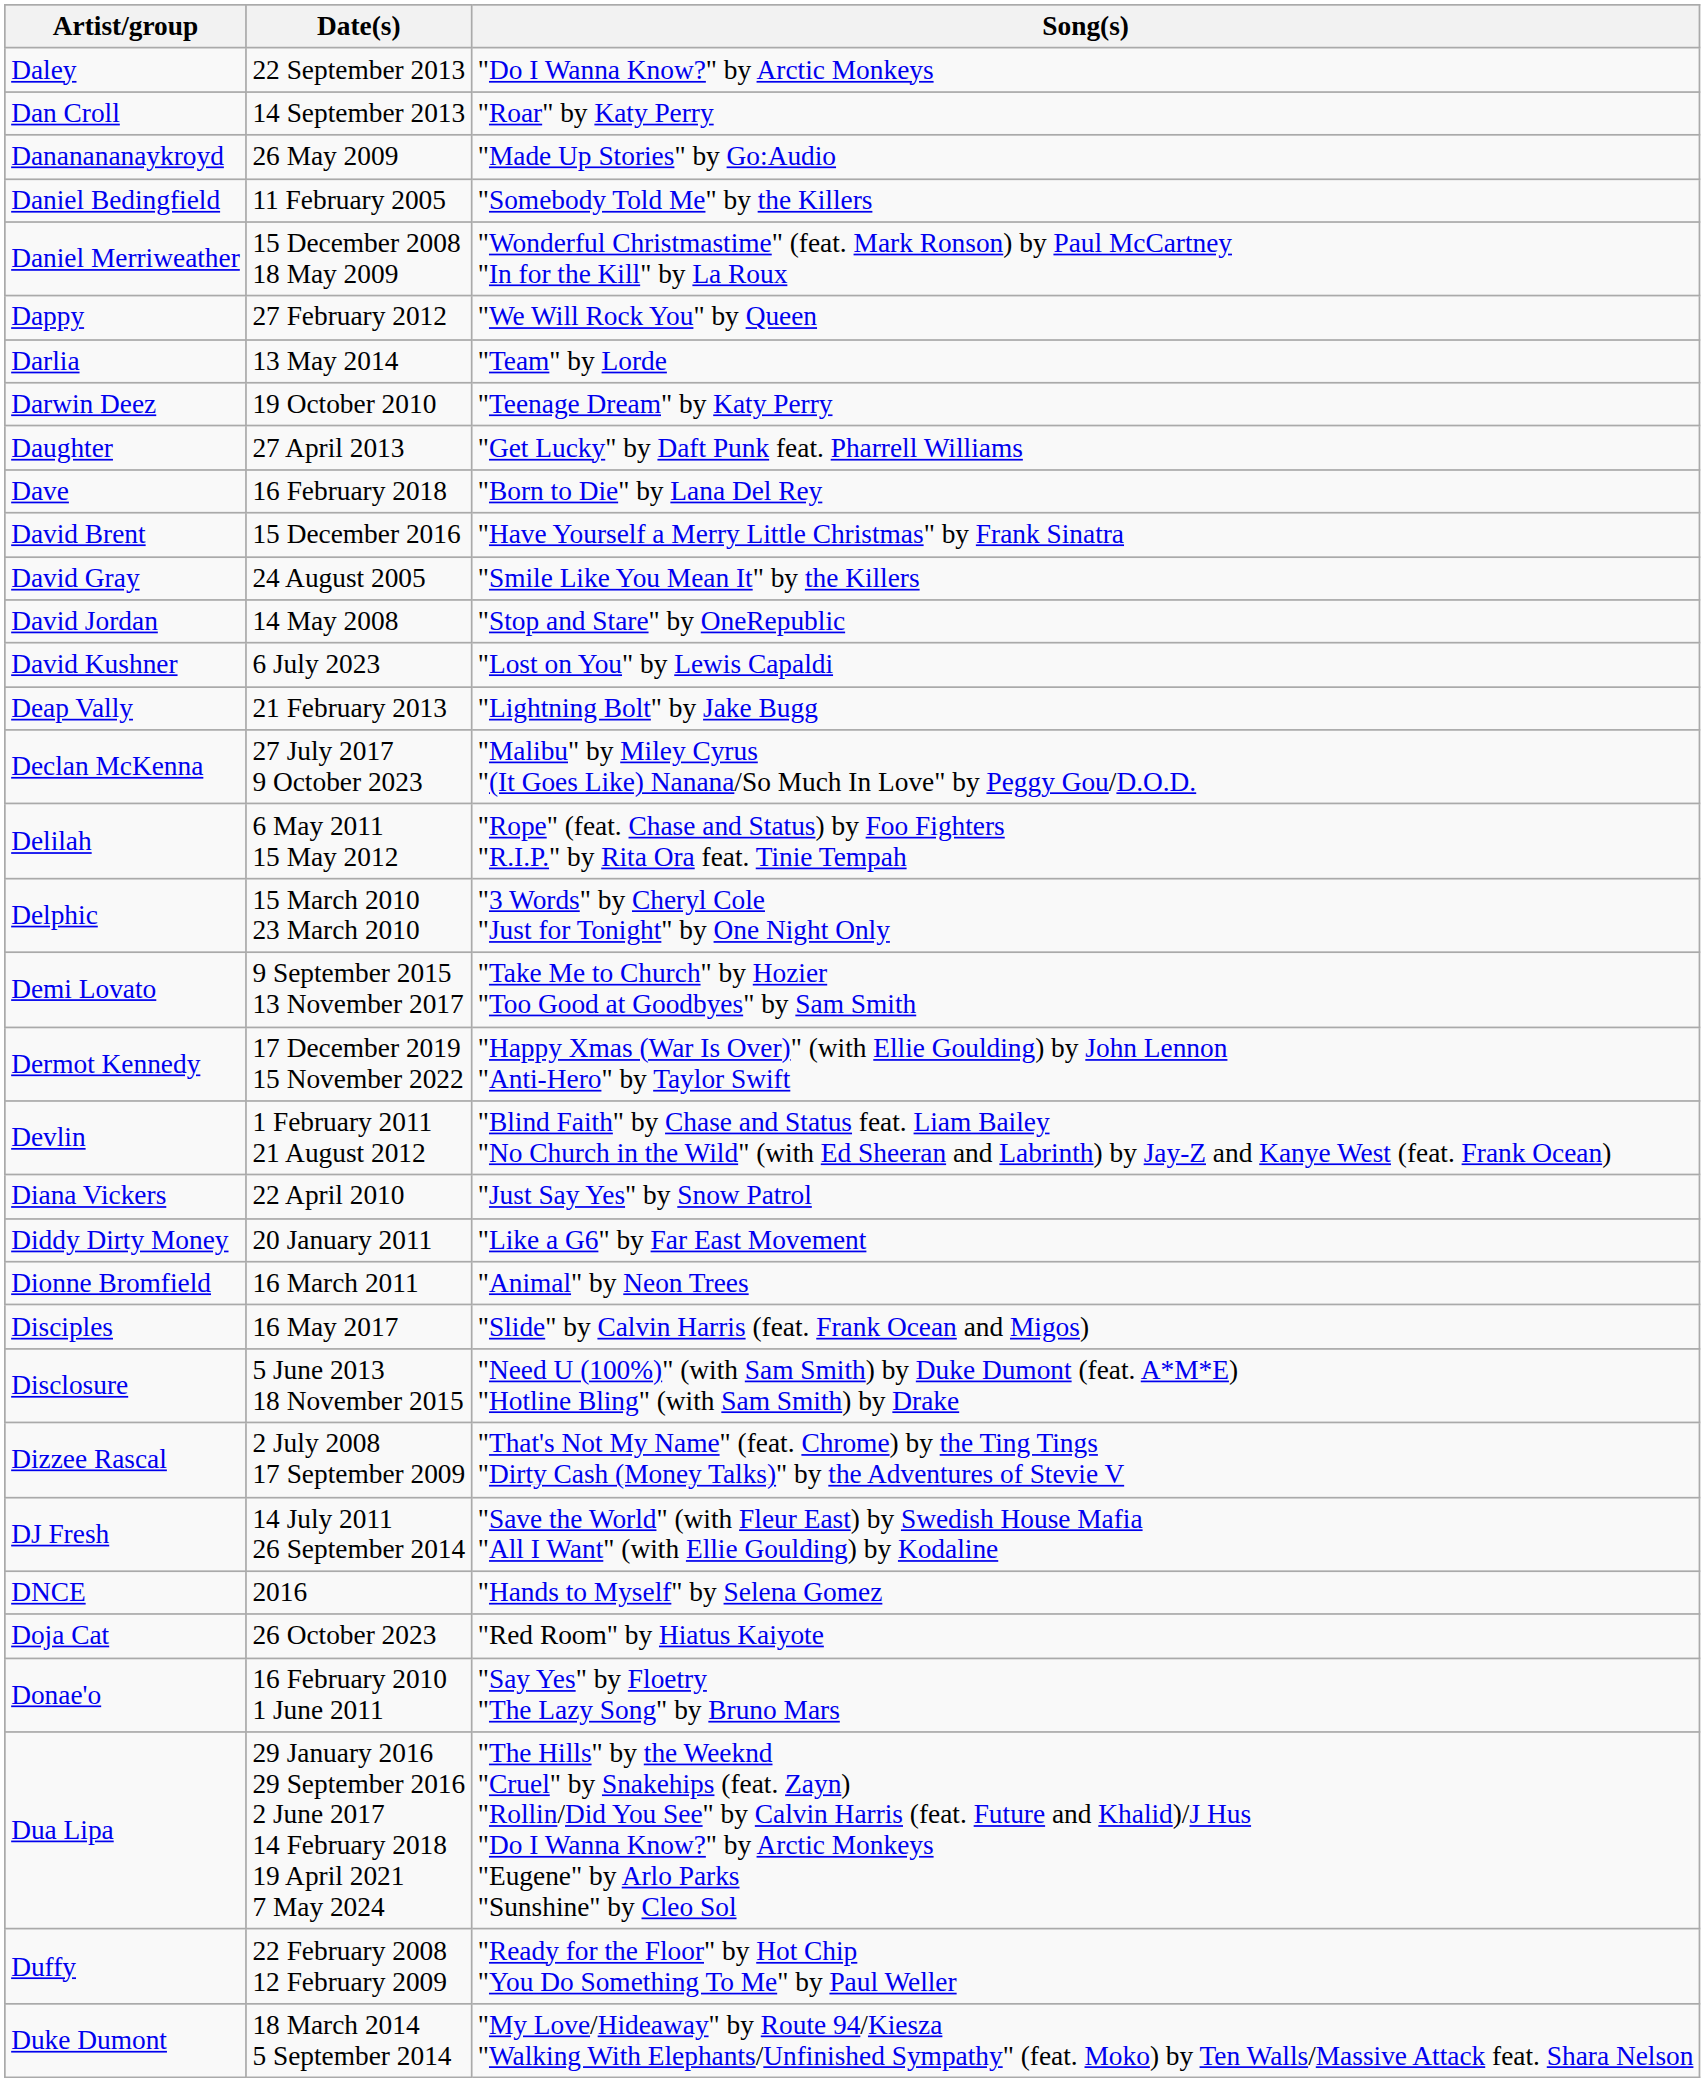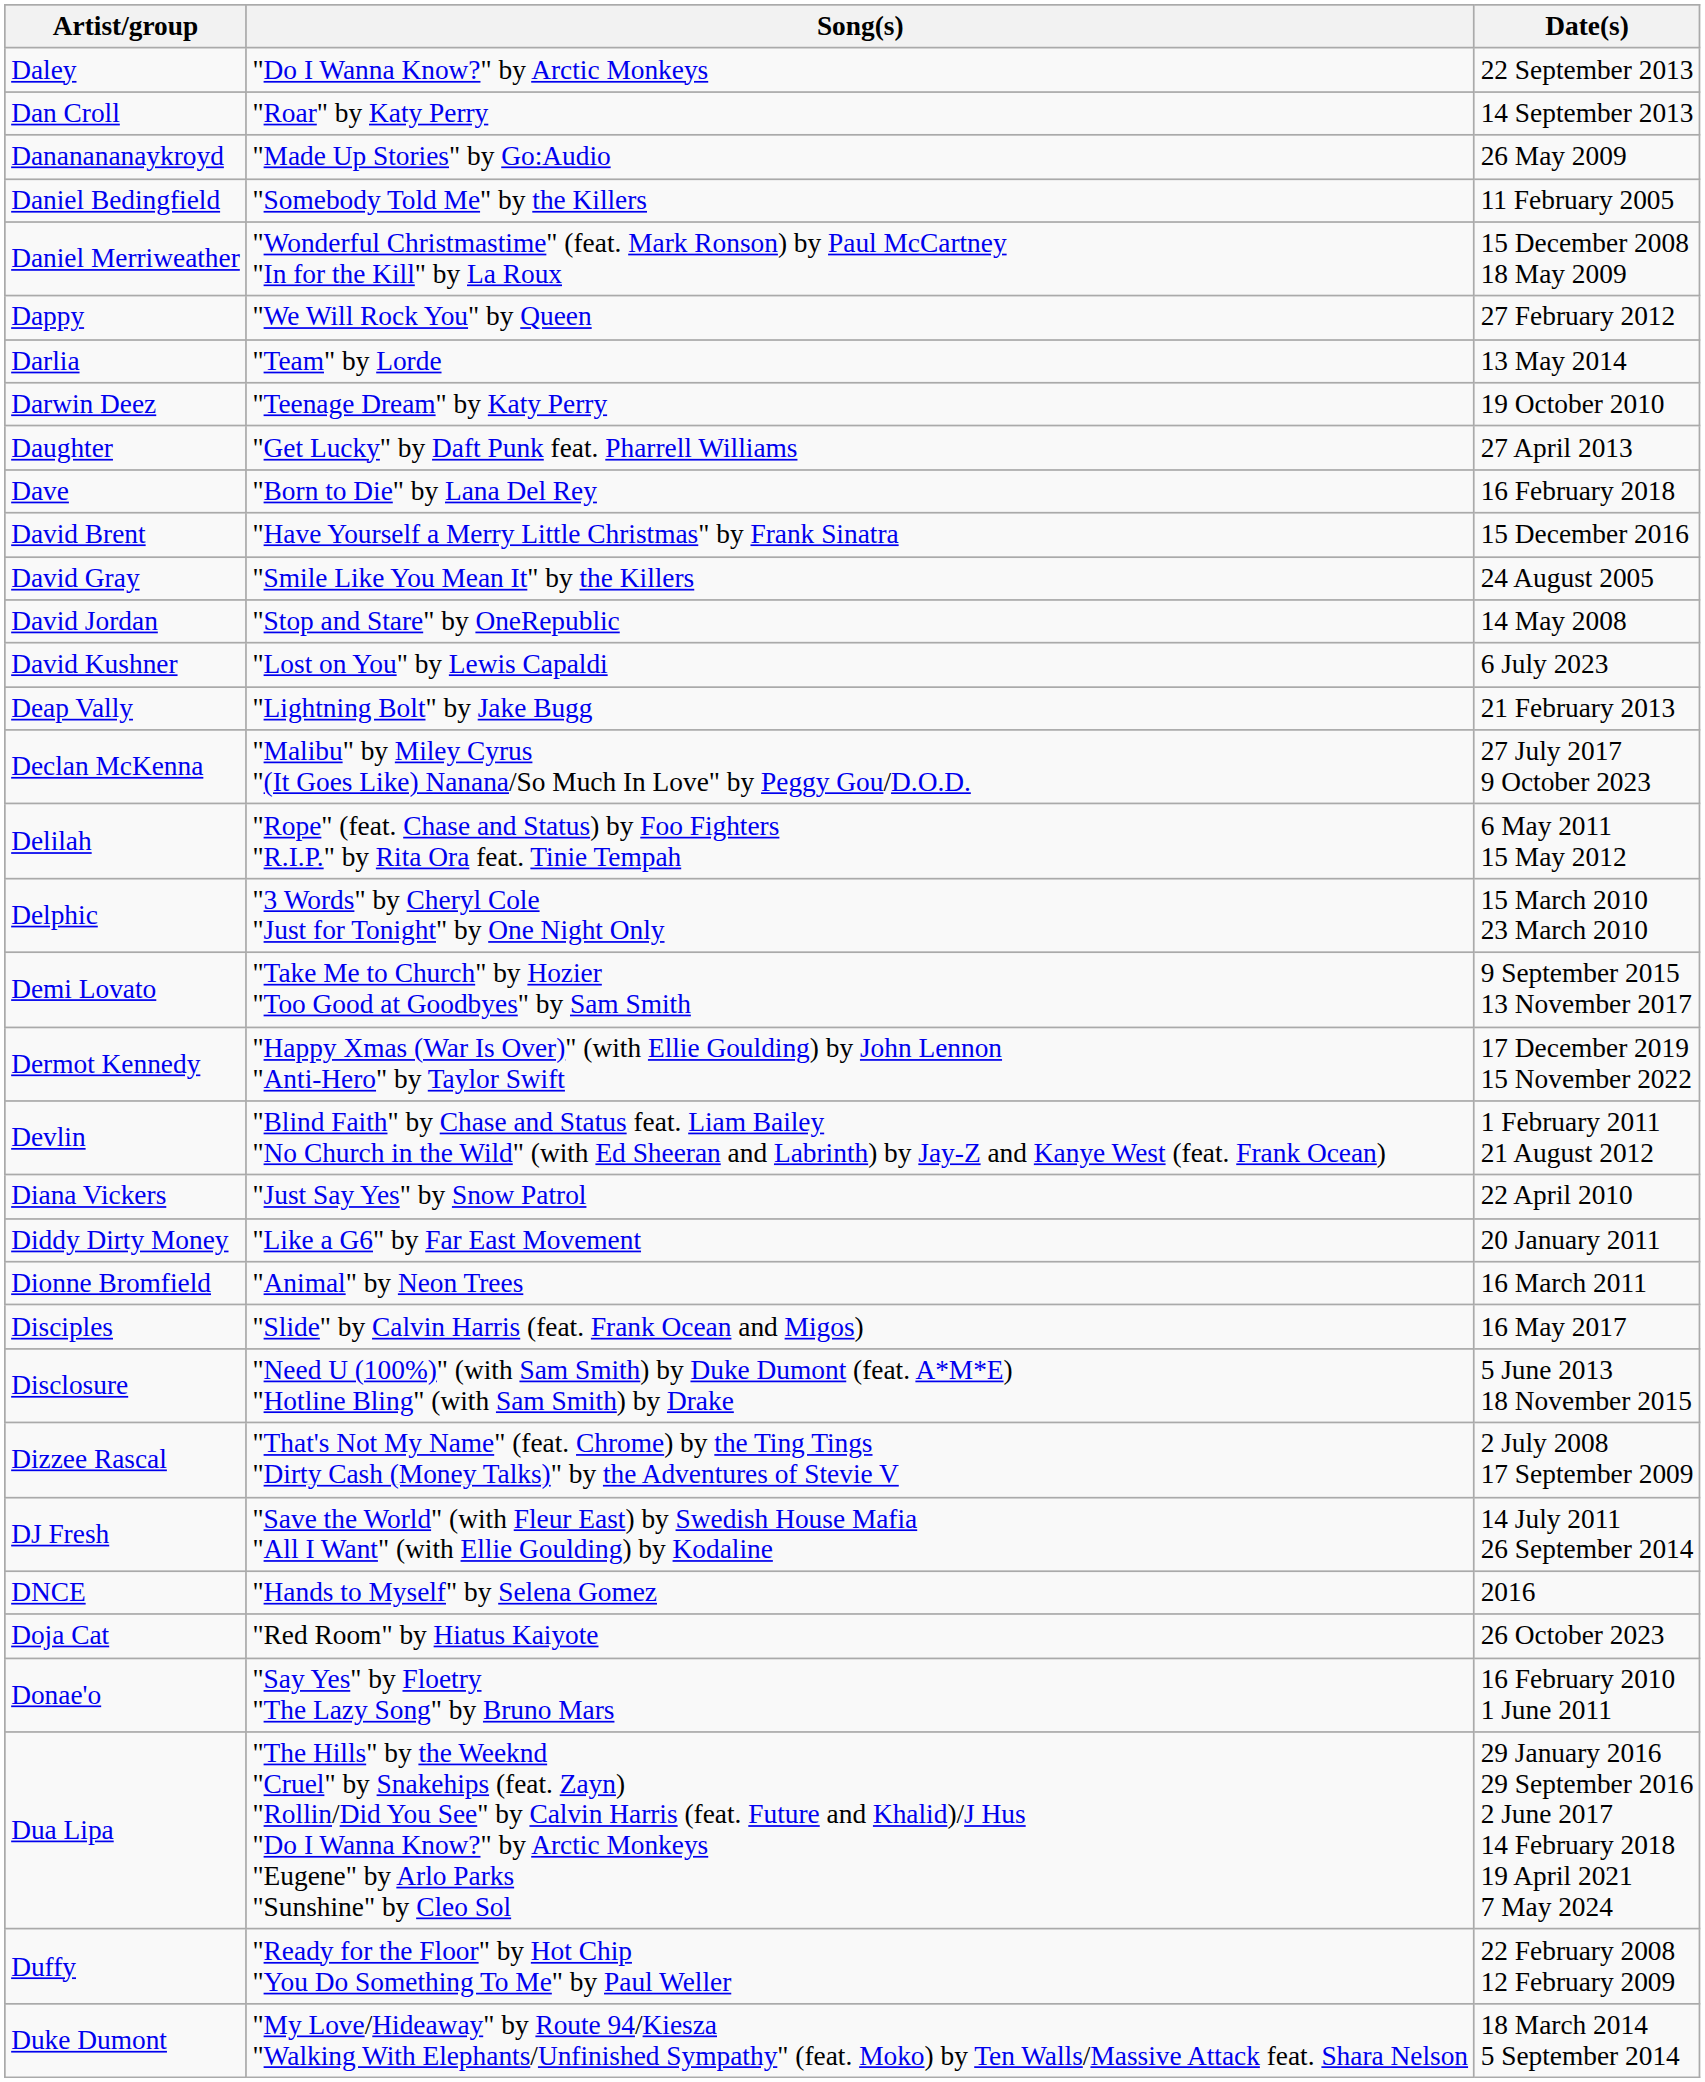columns swapped: (1086, 26) <-> (359, 26)
